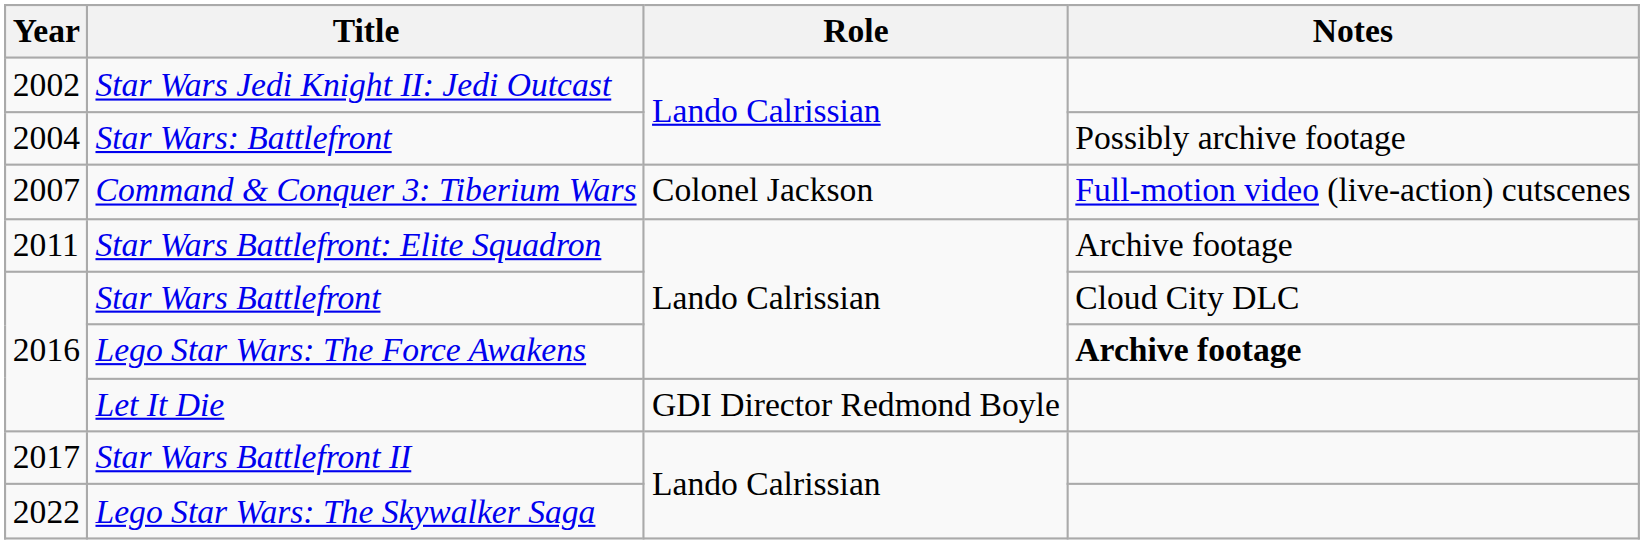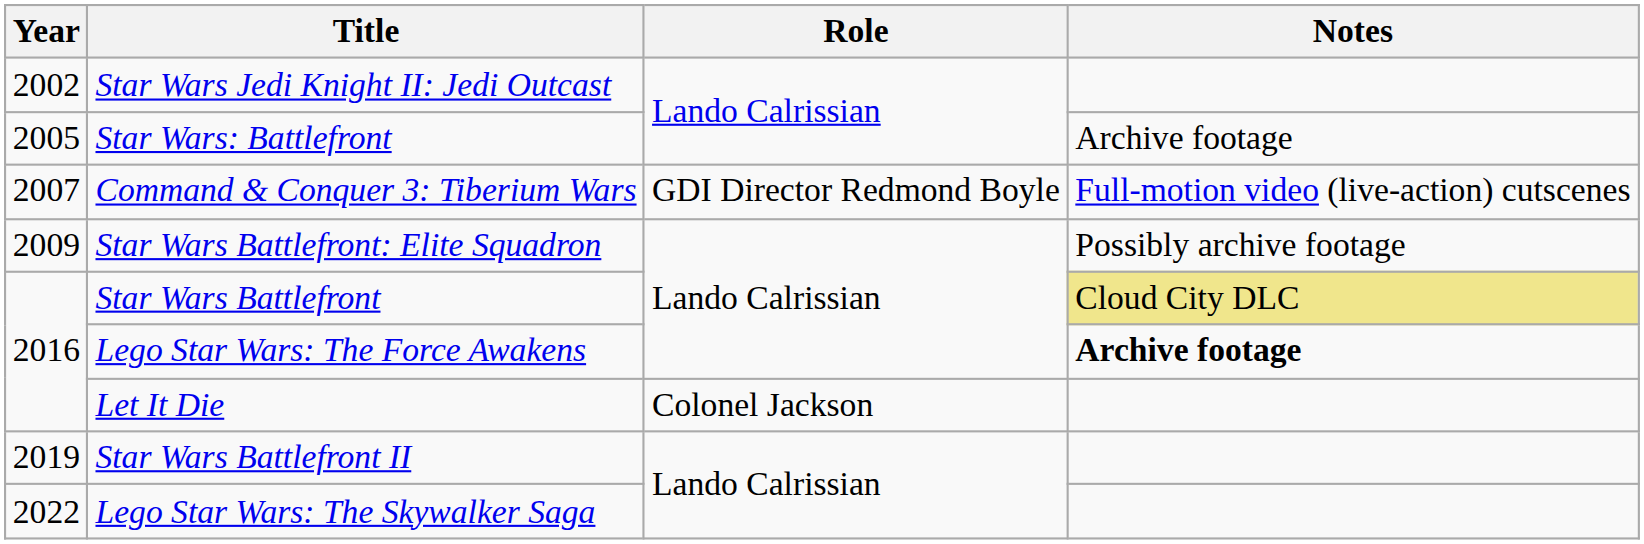(46, 137) 2004 -> (46, 137) 2005
(1240, 137) Possibly archive footage -> (1184, 137) Archive footage
(763, 191) Colonel Jackson -> (856, 191) GDI Director Redmond Boyle
(46, 244) 2011 -> (46, 244) 2009
(1184, 244) Archive footage -> (1240, 244) Possibly archive footage
(1187, 297) no background -> (1187, 297) khaki background
(856, 404) GDI Director Redmond Boyle -> (763, 404) Colonel Jackson
(46, 457) 2017 -> (46, 457) 2019
